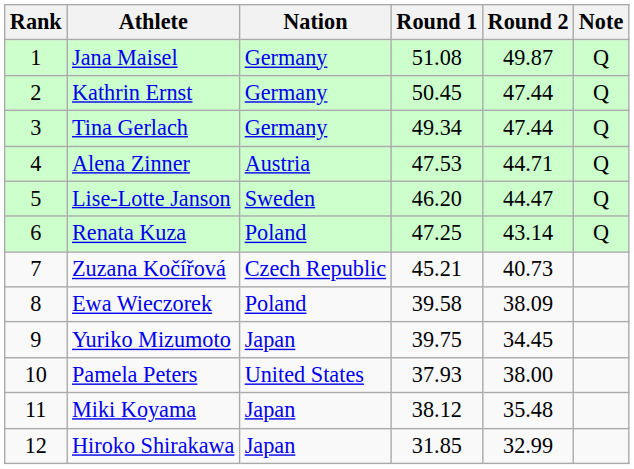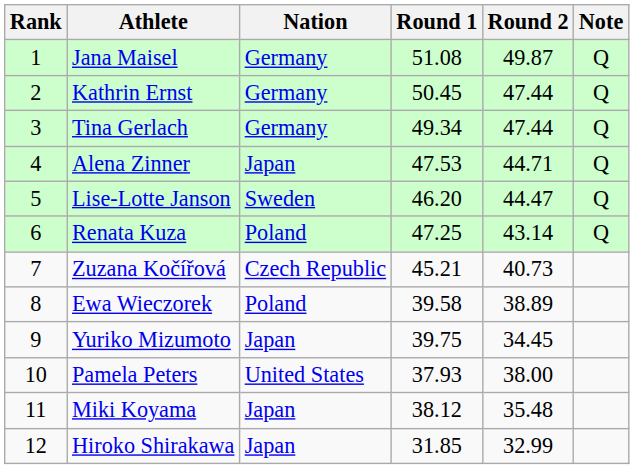(277, 163) Austria -> (270, 163) Japan
(528, 304) 38.09 -> (528, 304) 38.89
